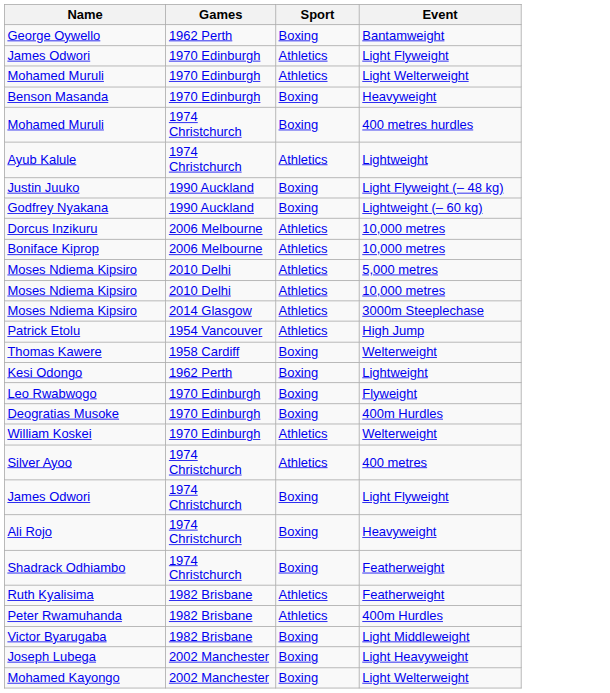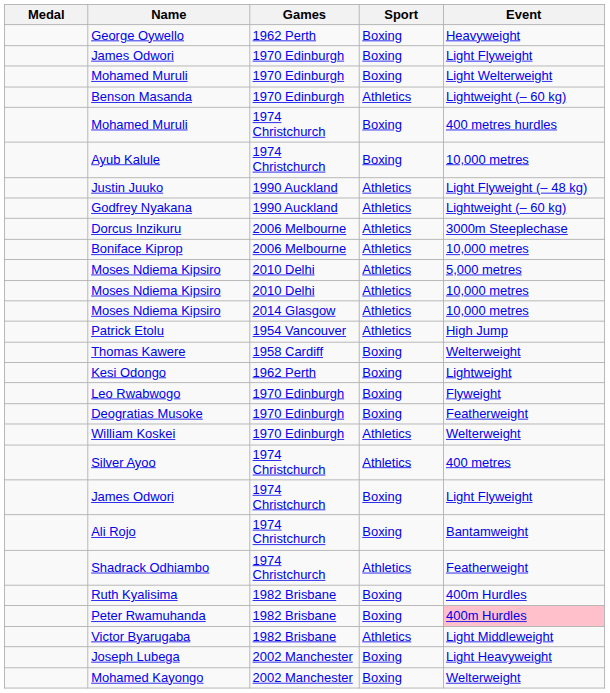+ column: (46, 14)
(403, 35) Bantamweight -> (483, 35) Heavyweight
(303, 55) Athletics -> (382, 55) Boxing
(303, 76) Athletics -> (382, 76) Boxing
(298, 96) Boxing -> (387, 96) Athletics
(399, 96) Heavyweight -> (506, 96) Lightweight (– 60 kg)
(303, 159) Athletics -> (382, 159) Boxing
(395, 159) Lightweight -> (487, 159) 10,000 metres
(298, 187) Boxing -> (387, 187) Athletics
(298, 208) Boxing -> (387, 208) Athletics
(404, 228) 10,000 metres -> (507, 228) 3000m Steeplechase
(423, 311) 3000m Steeplechase -> (487, 311) 10,000 metres
(403, 413) 400m Hurdles -> (487, 413) Featherweight
(399, 532) Heavyweight -> (487, 532) Bantamweight
(298, 567) Boxing -> (387, 567) Athletics
(303, 595) Athletics -> (382, 595) Boxing
(403, 595) Featherweight -> (486, 595) 400m Hurdles
(303, 616) Athletics -> (382, 616) Boxing
(403, 616) no background -> (486, 616) pink background
(298, 636) Boxing -> (387, 636) Athletics
(415, 677) Light Welterweight -> (483, 677) Welterweight
